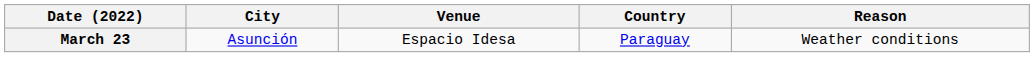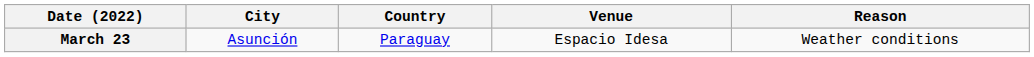columns swapped: (655, 16) <-> (459, 16)
